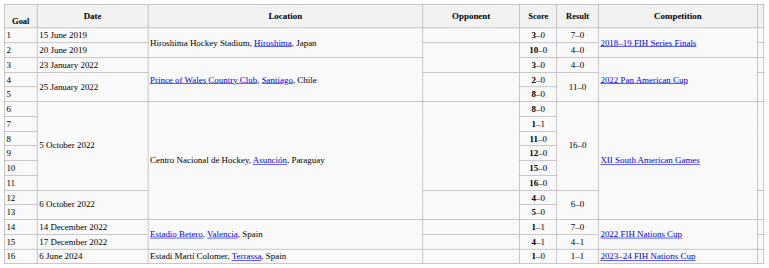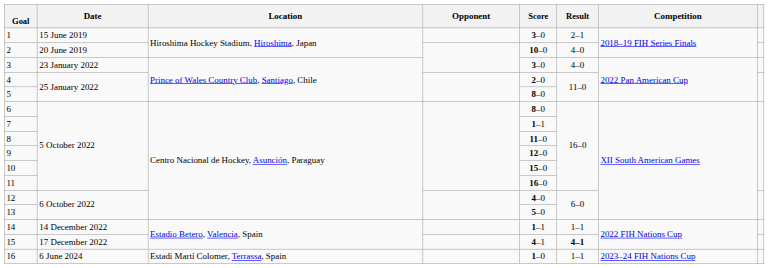(578, 36) 7–0 -> (578, 36) 2–1
(578, 227) 7–0 -> (578, 227) 1–1
(578, 242) normal -> (578, 242) bold
